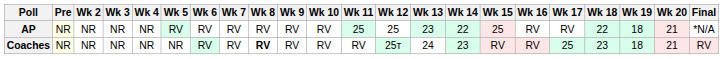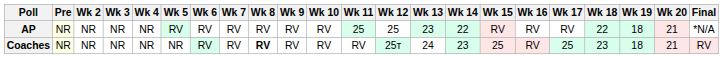(498, 29) 25 -> (498, 29) RV
(498, 45) RV -> (498, 45) 25
